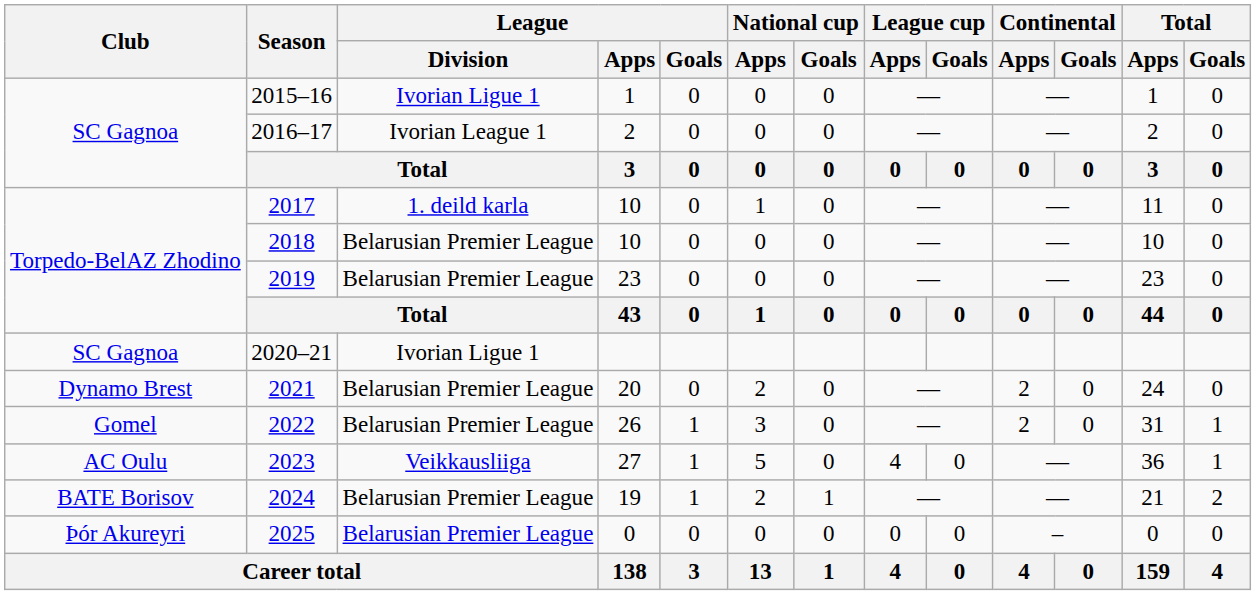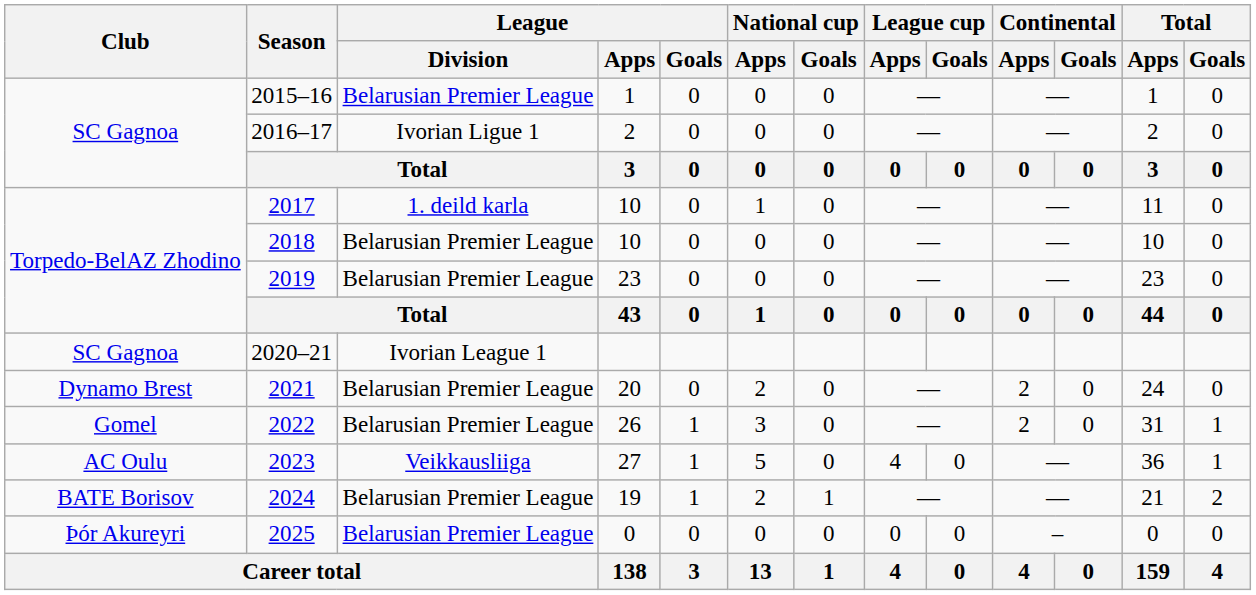(468, 95) Ivorian Ligue 1 -> (468, 95) Belarusian Premier League
(468, 132) Ivorian League 1 -> (468, 132) Ivorian Ligue 1
(468, 351) Ivorian Ligue 1 -> (468, 351) Ivorian League 1
